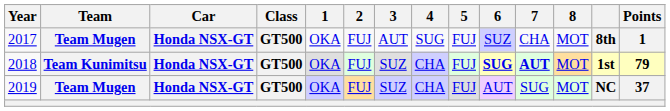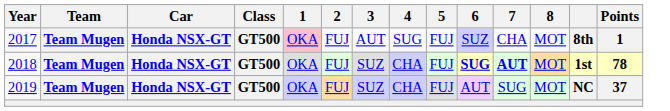(325, 39) no background -> (303, 39) pink background
(95, 63) Team Kunimitsu -> (84, 63) Team Mugen
(642, 63) 79 -> (620, 63) 78
